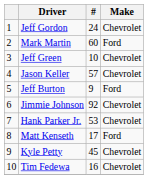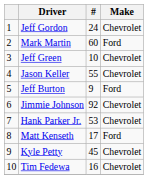(93, 74) 57 -> (93, 74) 55
